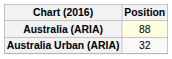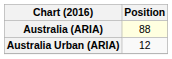(145, 45) 32 -> (145, 45) 12
